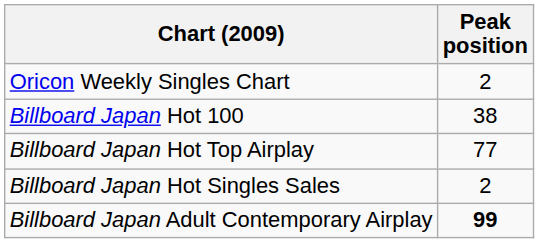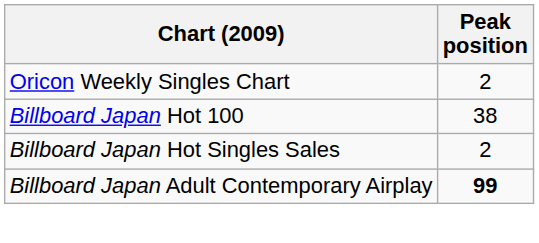- row: (162, 150)
